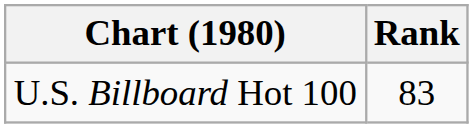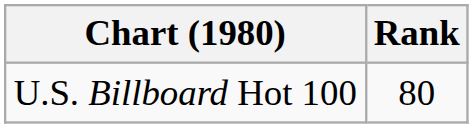(417, 92) 83 -> (417, 92) 80
